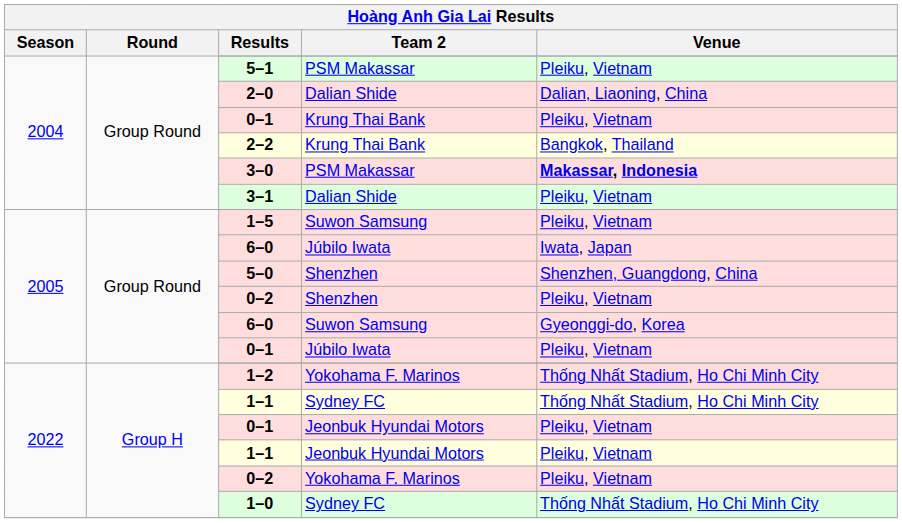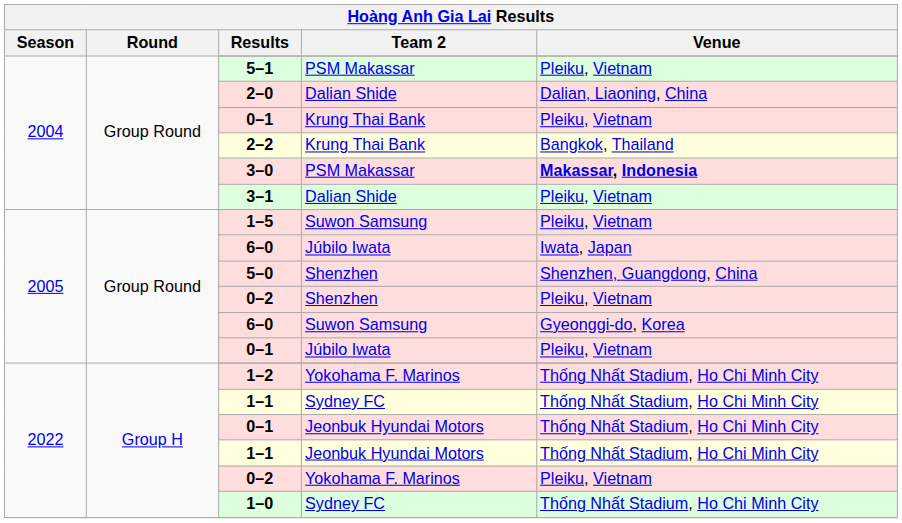(596, 427) Pleiku, Vietnam -> (679, 427) Thống Nhất Stadium, Ho Chi Minh City
(596, 453) Pleiku, Vietnam -> (679, 453) Thống Nhất Stadium, Ho Chi Minh City
